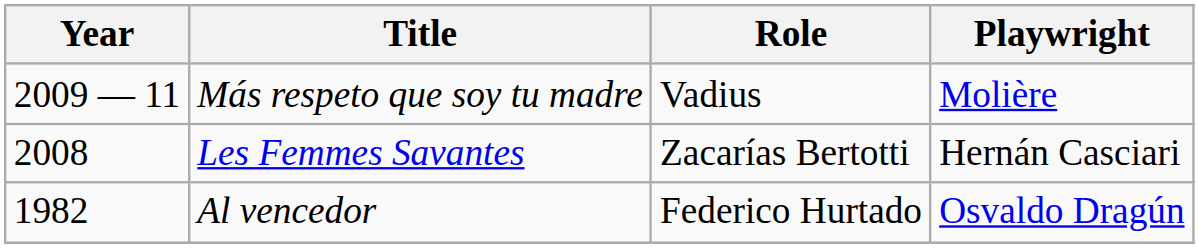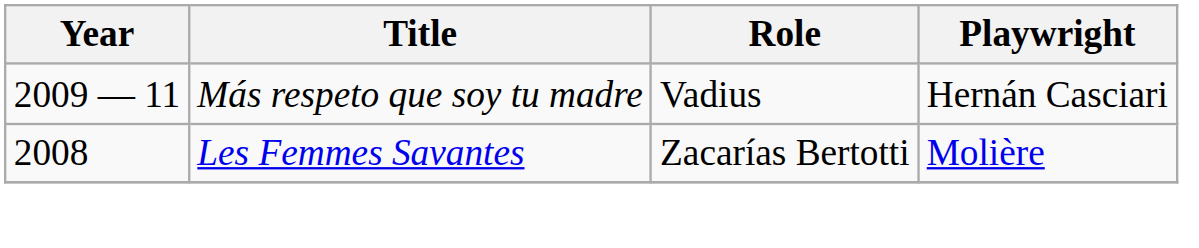(998, 93) Molière -> (1047, 93) Hernán Casciari
(1060, 152) Hernán Casciari -> (986, 152) Molière
- row: (287, 211)
